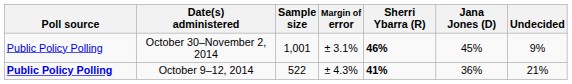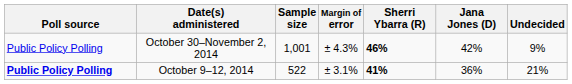(341, 48) ± 3.1% -> (341, 48) ± 4.3%
(472, 48) 45% -> (472, 48) 42%
(341, 71) ± 4.3% -> (341, 71) ± 3.1%
